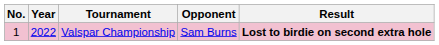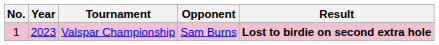(43, 32) 2022 -> (43, 32) 2023
